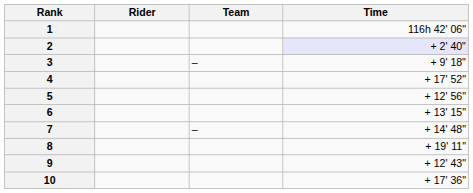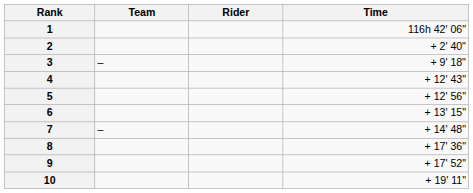columns swapped: (142, 12) <-> (236, 12)
(448, 46) lavender background -> (448, 46) no background
(445, 79) + 17' 52" -> (445, 79) + 12' 43"
(446, 146) + 19' 11" -> (445, 146) + 17' 36"
(445, 163) + 12' 43" -> (445, 163) + 17' 52"
(445, 180) + 17' 36" -> (446, 180) + 19' 11"
